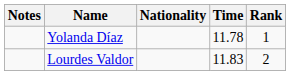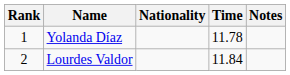columns swapped: (266, 15) <-> (24, 15)
(228, 59) 11.83 -> (227, 59) 11.84
